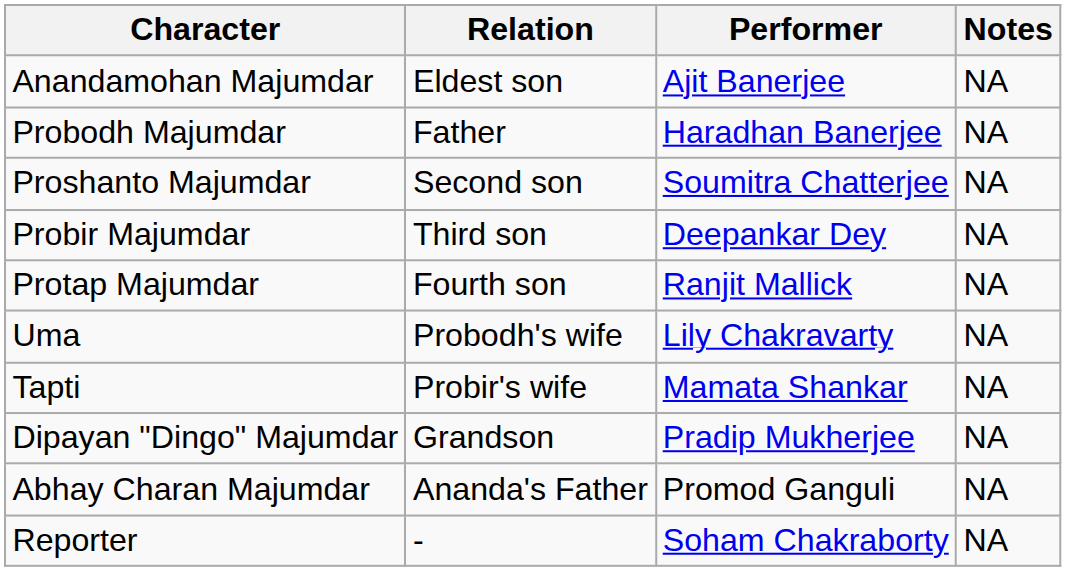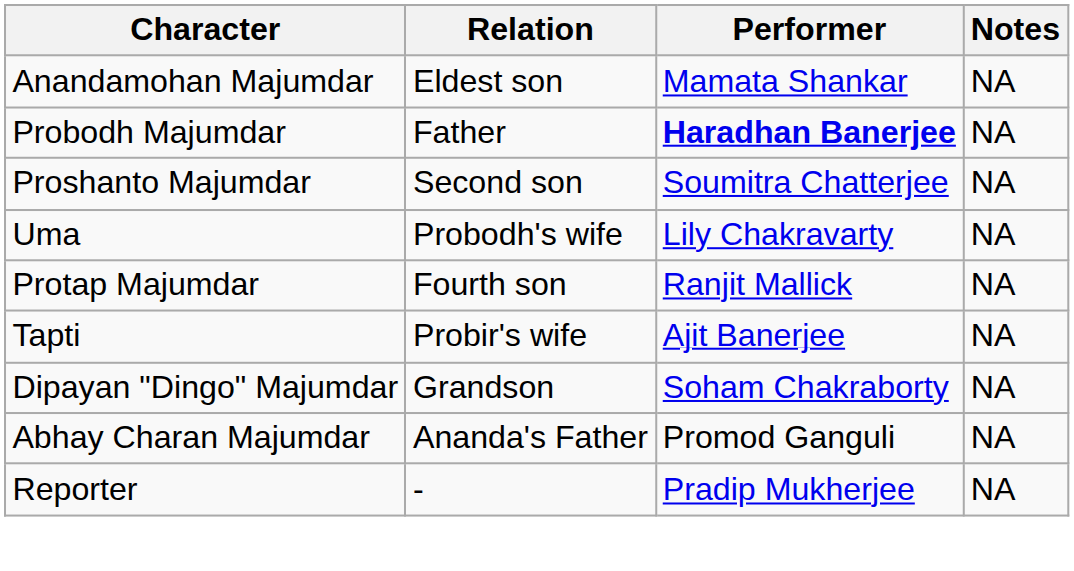(754, 81) Ajit Banerjee -> (785, 81) Mamata Shankar
(802, 132) normal -> (809, 132) bold
- row: (131, 234)
rows swapped: (136, 285) <-> (46, 336)
(785, 387) Mamata Shankar -> (754, 336) Ajit Banerjee
(789, 438) Pradip Mukherjee -> (806, 387) Soham Chakraborty
(806, 540) Soham Chakraborty -> (789, 489) Pradip Mukherjee
